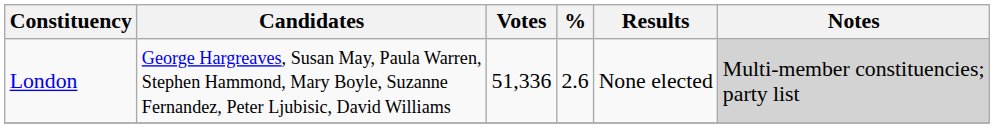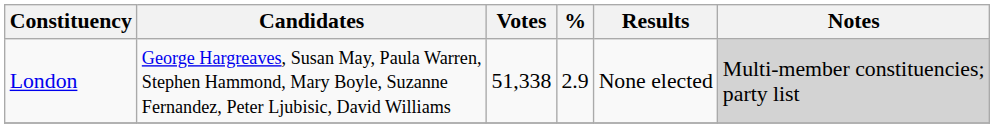(521, 80) 51,336 -> (521, 80) 51,338
(575, 80) 2.6 -> (575, 80) 2.9
